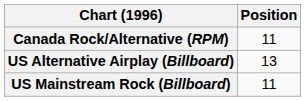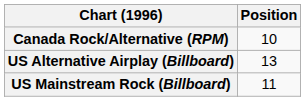(269, 38) 11 -> (269, 38) 10
